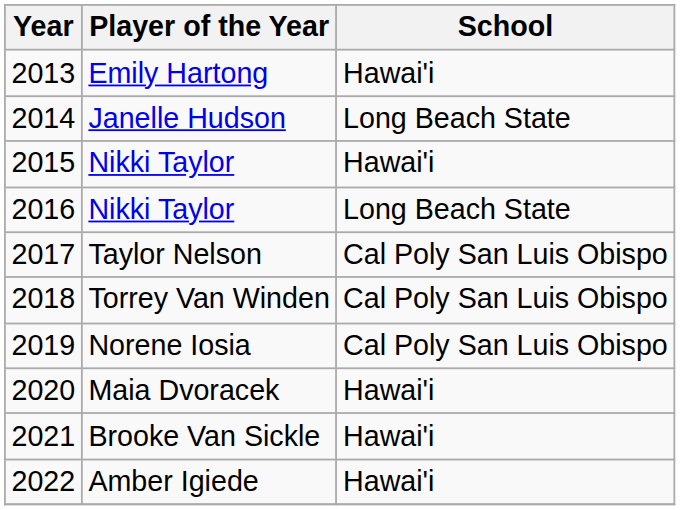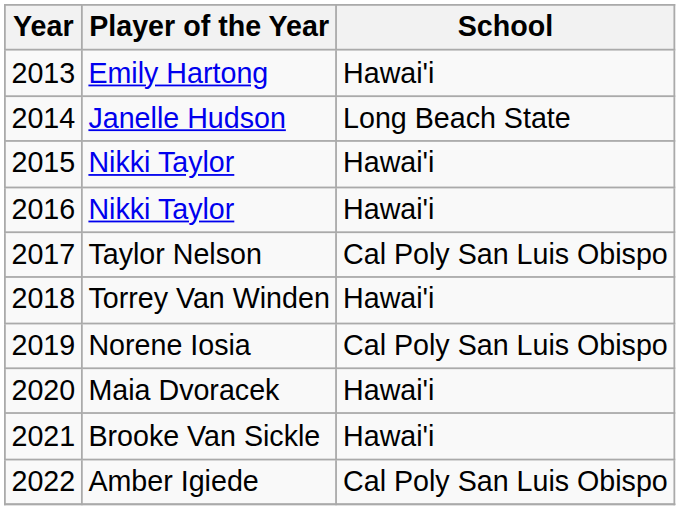(457, 208) Long Beach State -> (389, 208) Hawai'i
(505, 299) Cal Poly San Luis Obispo -> (389, 299) Hawai'i
(389, 481) Hawai'i -> (505, 481) Cal Poly San Luis Obispo
